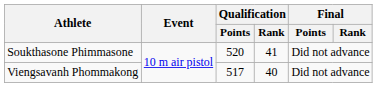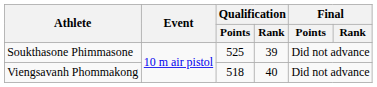(235, 53) 520 -> (235, 53) 525
(271, 53) 41 -> (271, 53) 39
(235, 72) 517 -> (235, 72) 518
